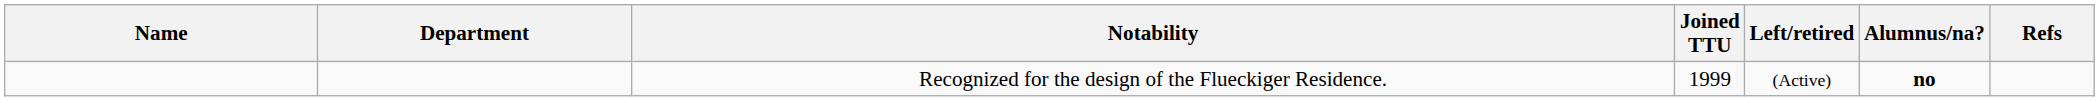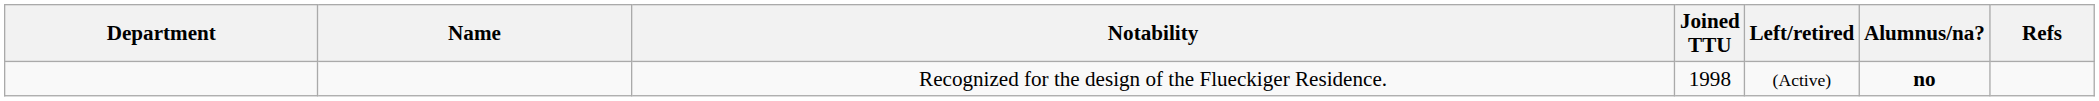columns swapped: (161, 33) <-> (474, 33)
(1710, 78) 1999 -> (1710, 78) 1998
